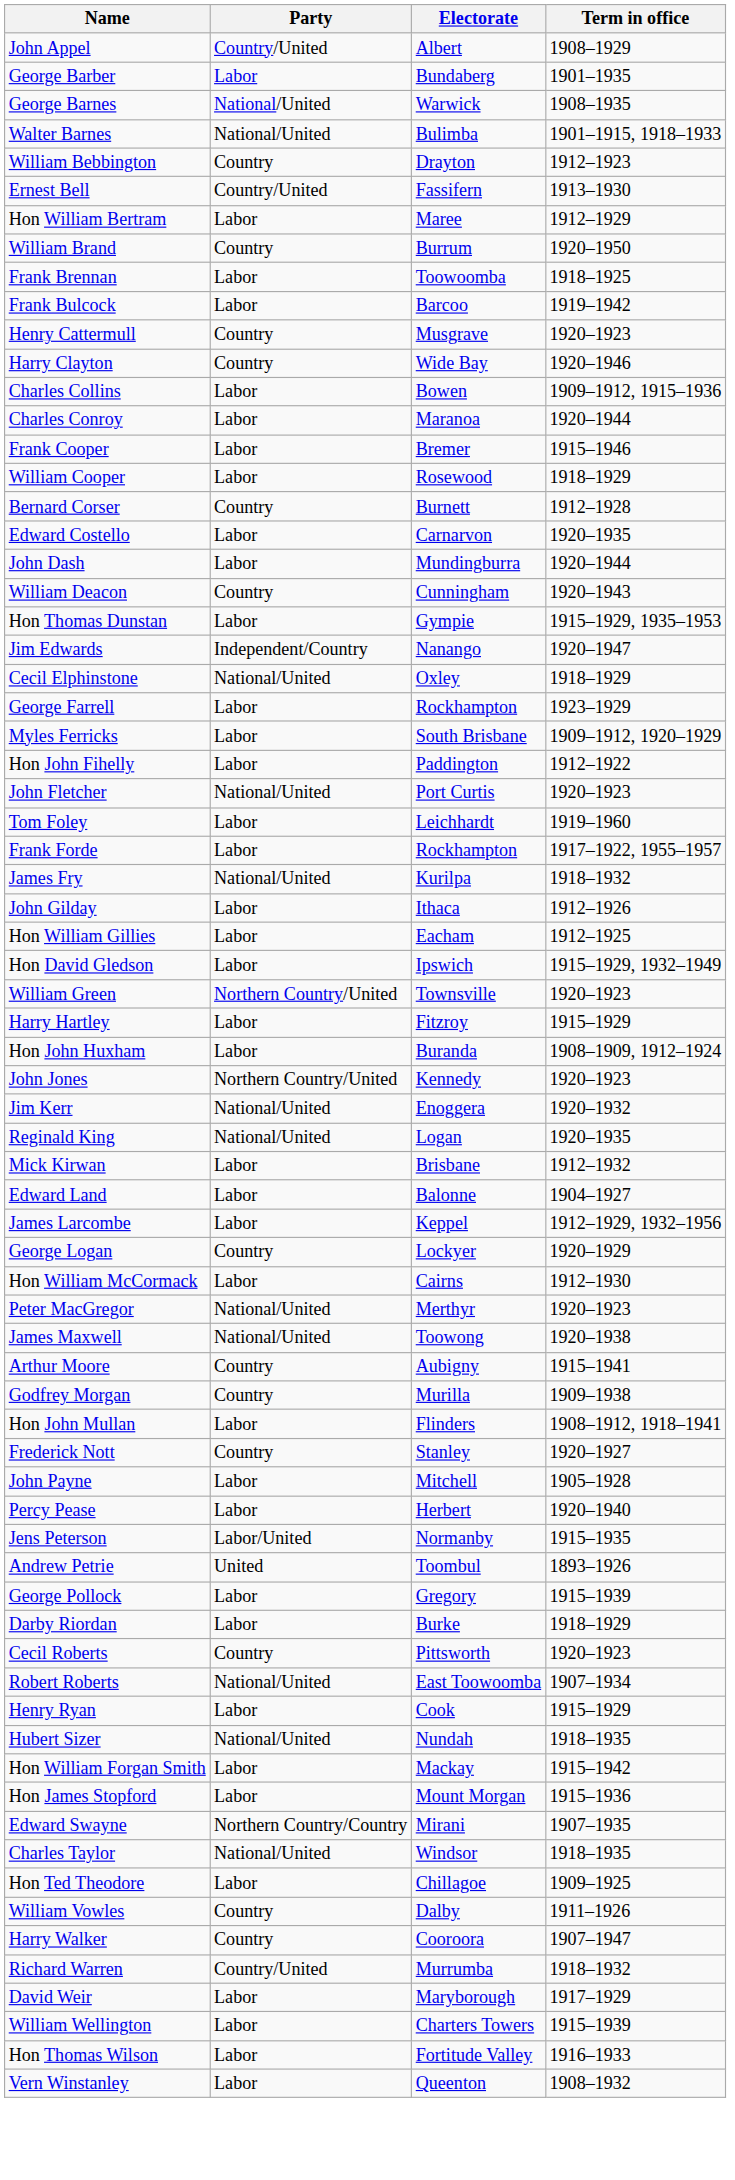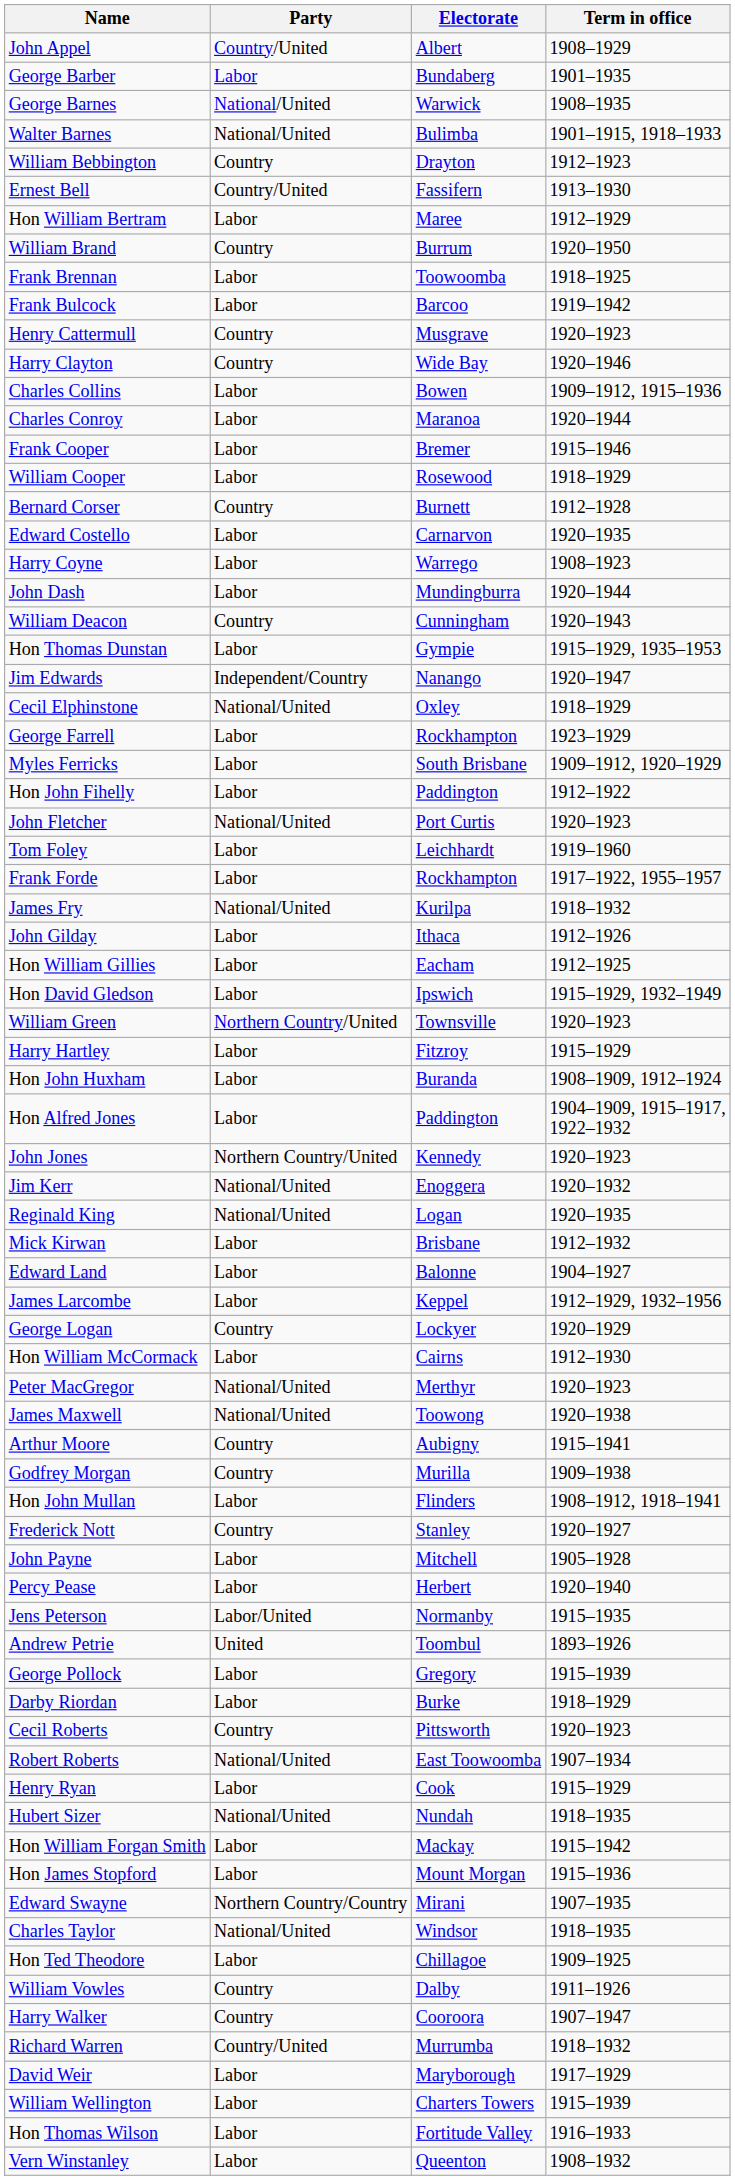+ row: (56, 563)
+ row: (72, 1118)
